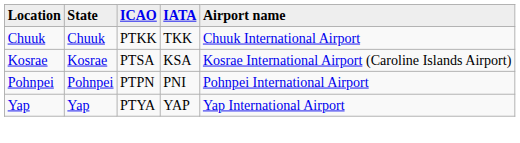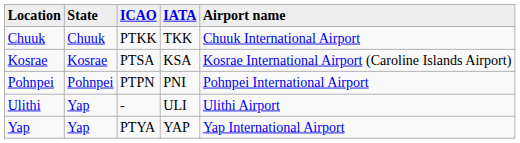+ row: (24, 104)
